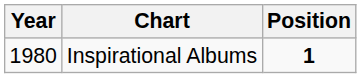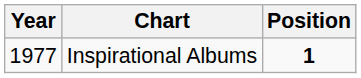(33, 55) 1980 -> (33, 55) 1977
